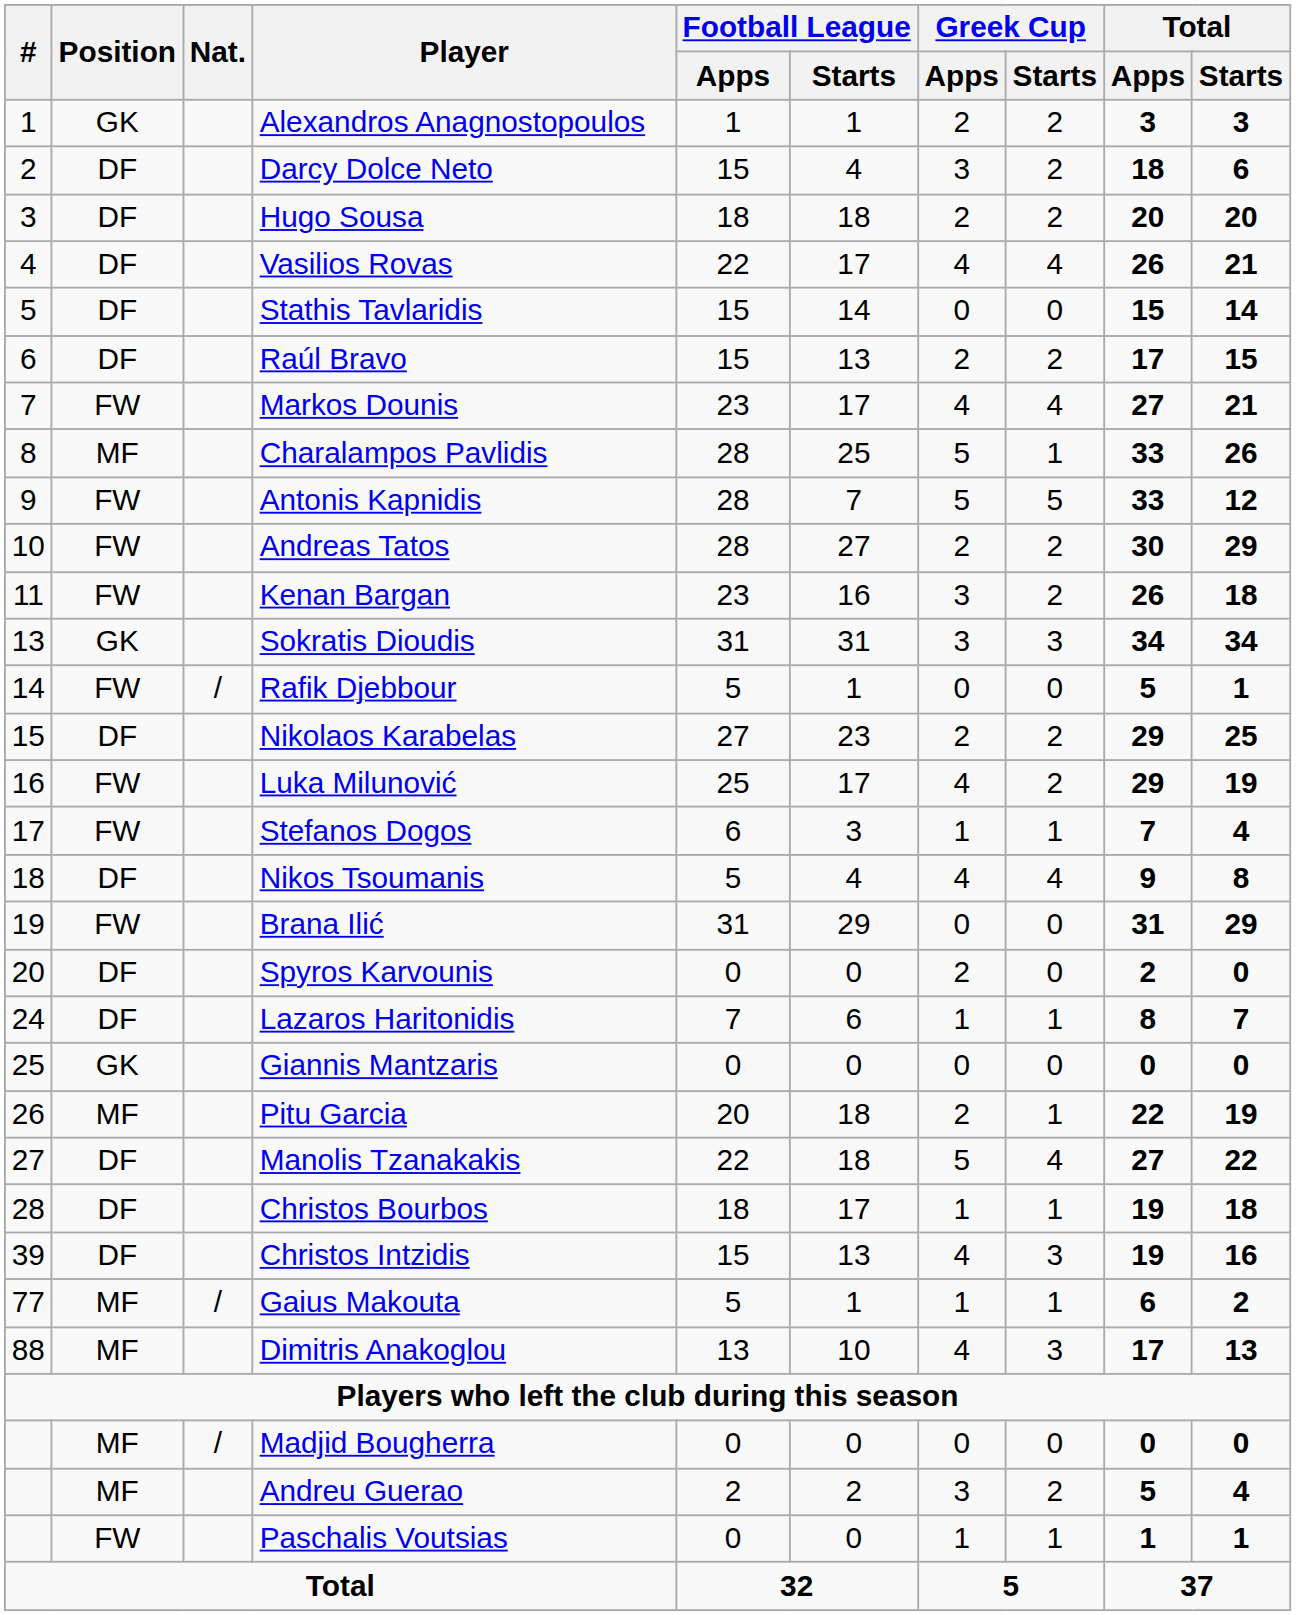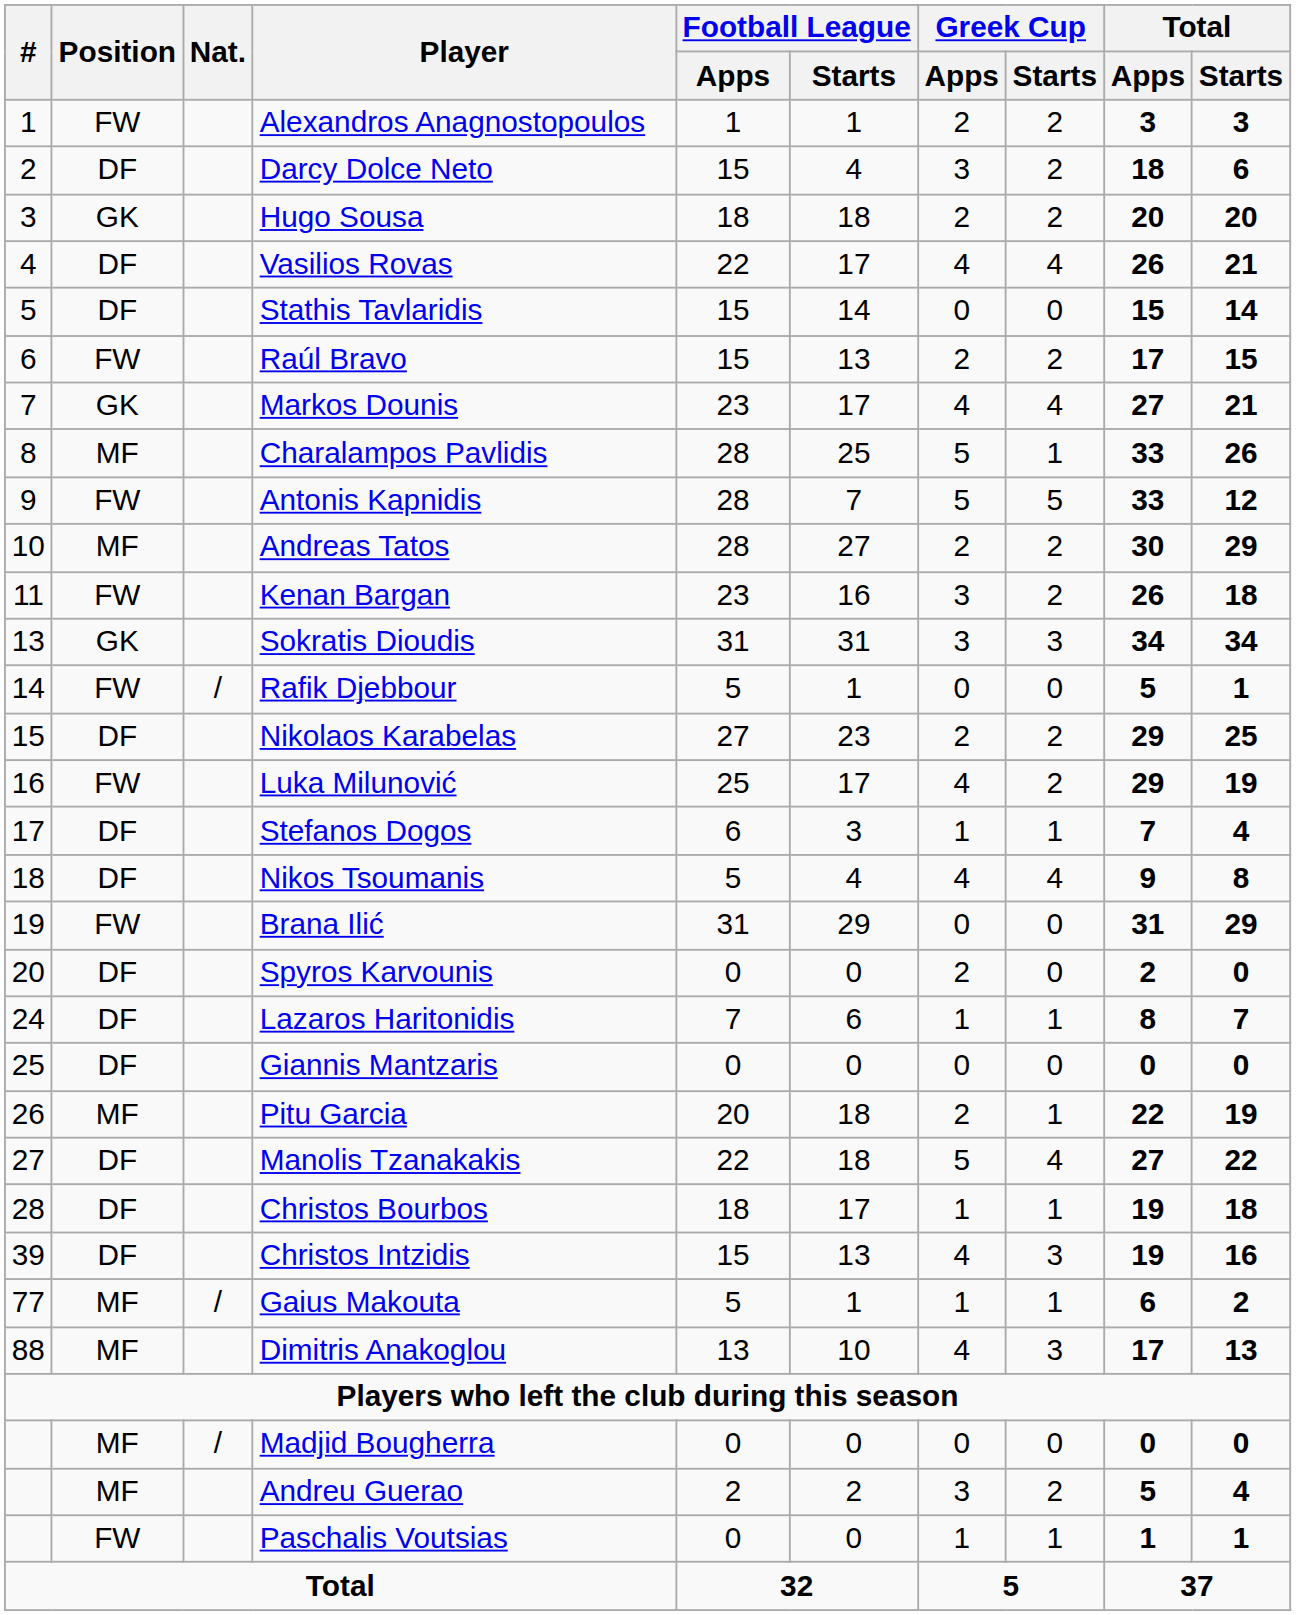(117, 122) GK -> (117, 122) FW
(117, 216) DF -> (117, 216) GK
(117, 358) DF -> (117, 358) FW
(117, 405) FW -> (117, 405) GK
(117, 547) FW -> (117, 547) MF
(117, 830) FW -> (117, 830) DF
(117, 1066) GK -> (117, 1066) DF
